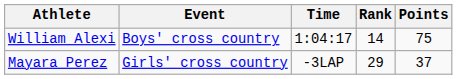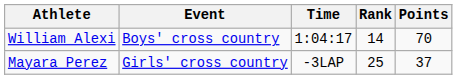(424, 39) 75 -> (424, 39) 70
(376, 62) 29 -> (376, 62) 25
